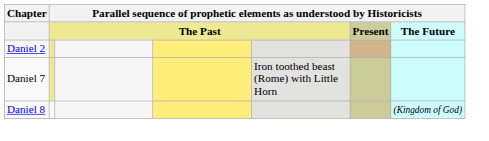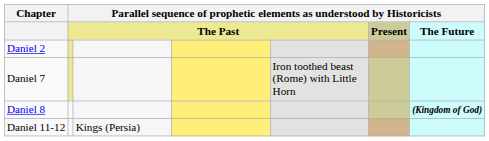(428, 110) normal -> (447, 109) bold
+ row: (36, 127)
